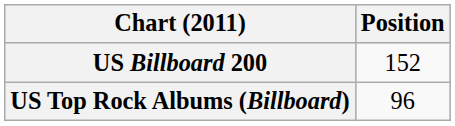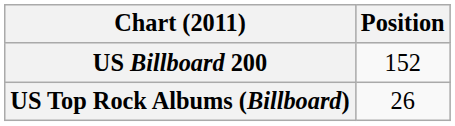(403, 100) 96 -> (403, 100) 26
